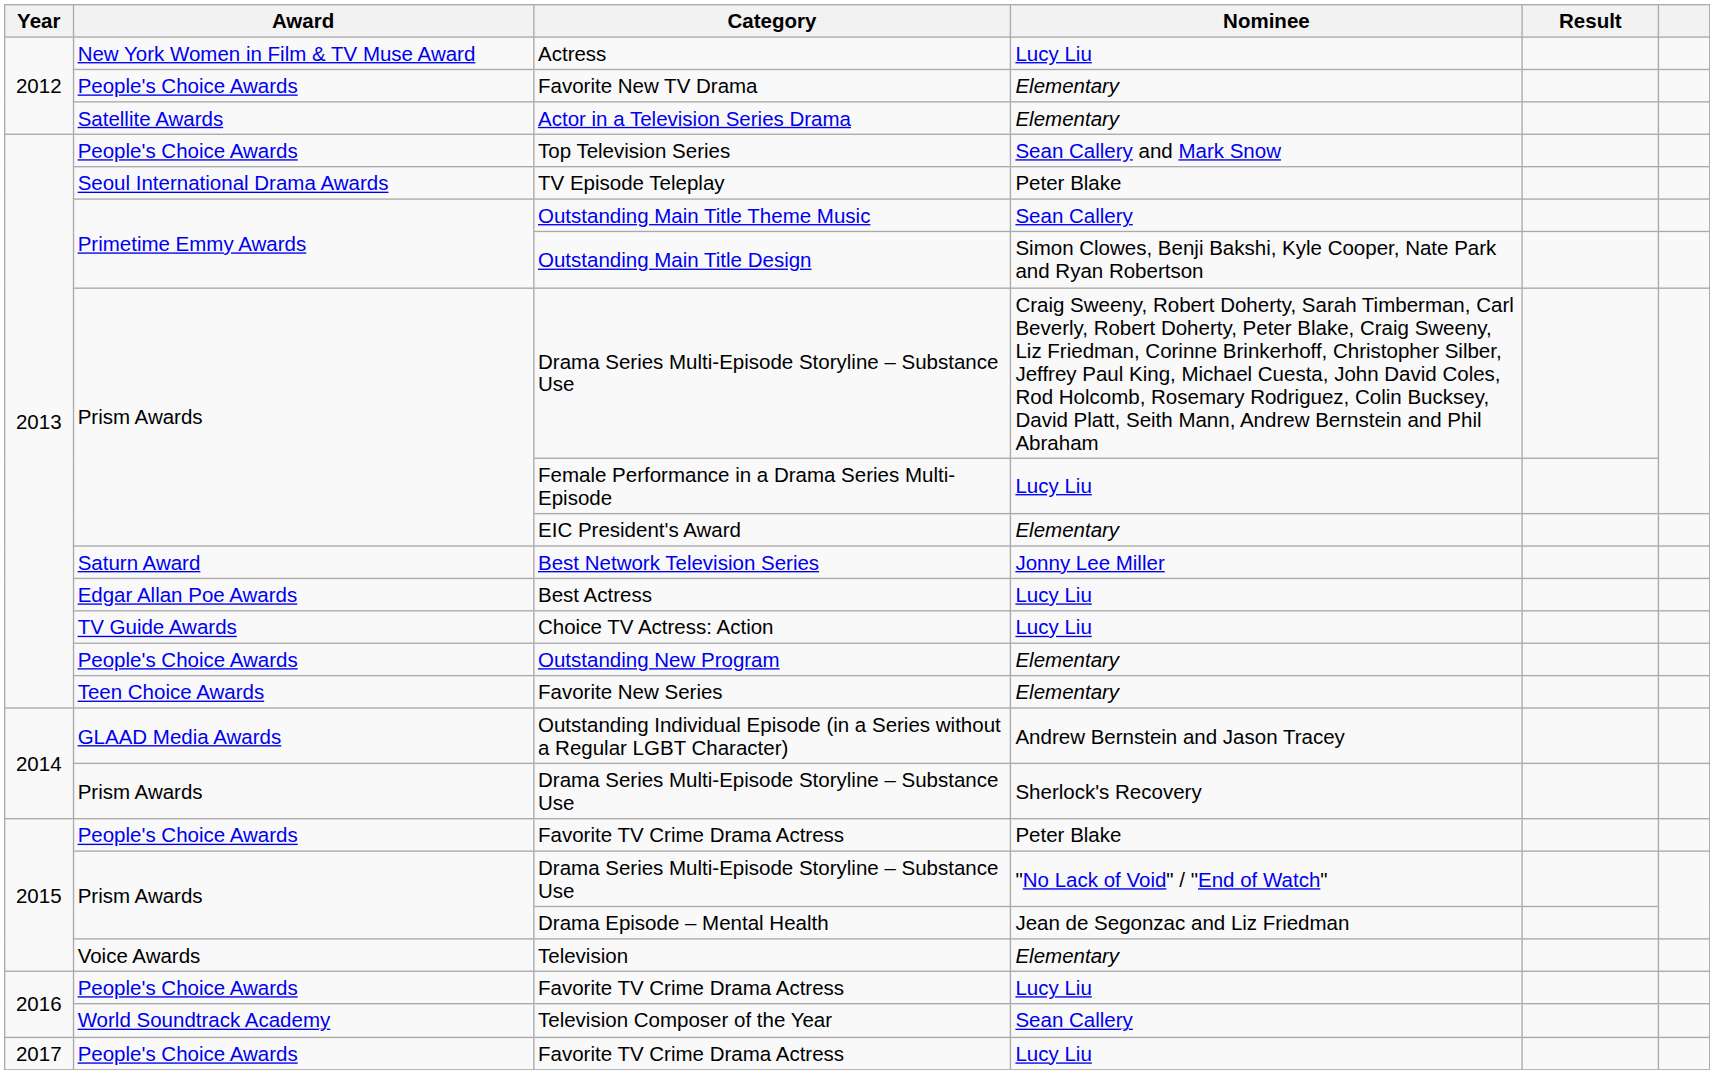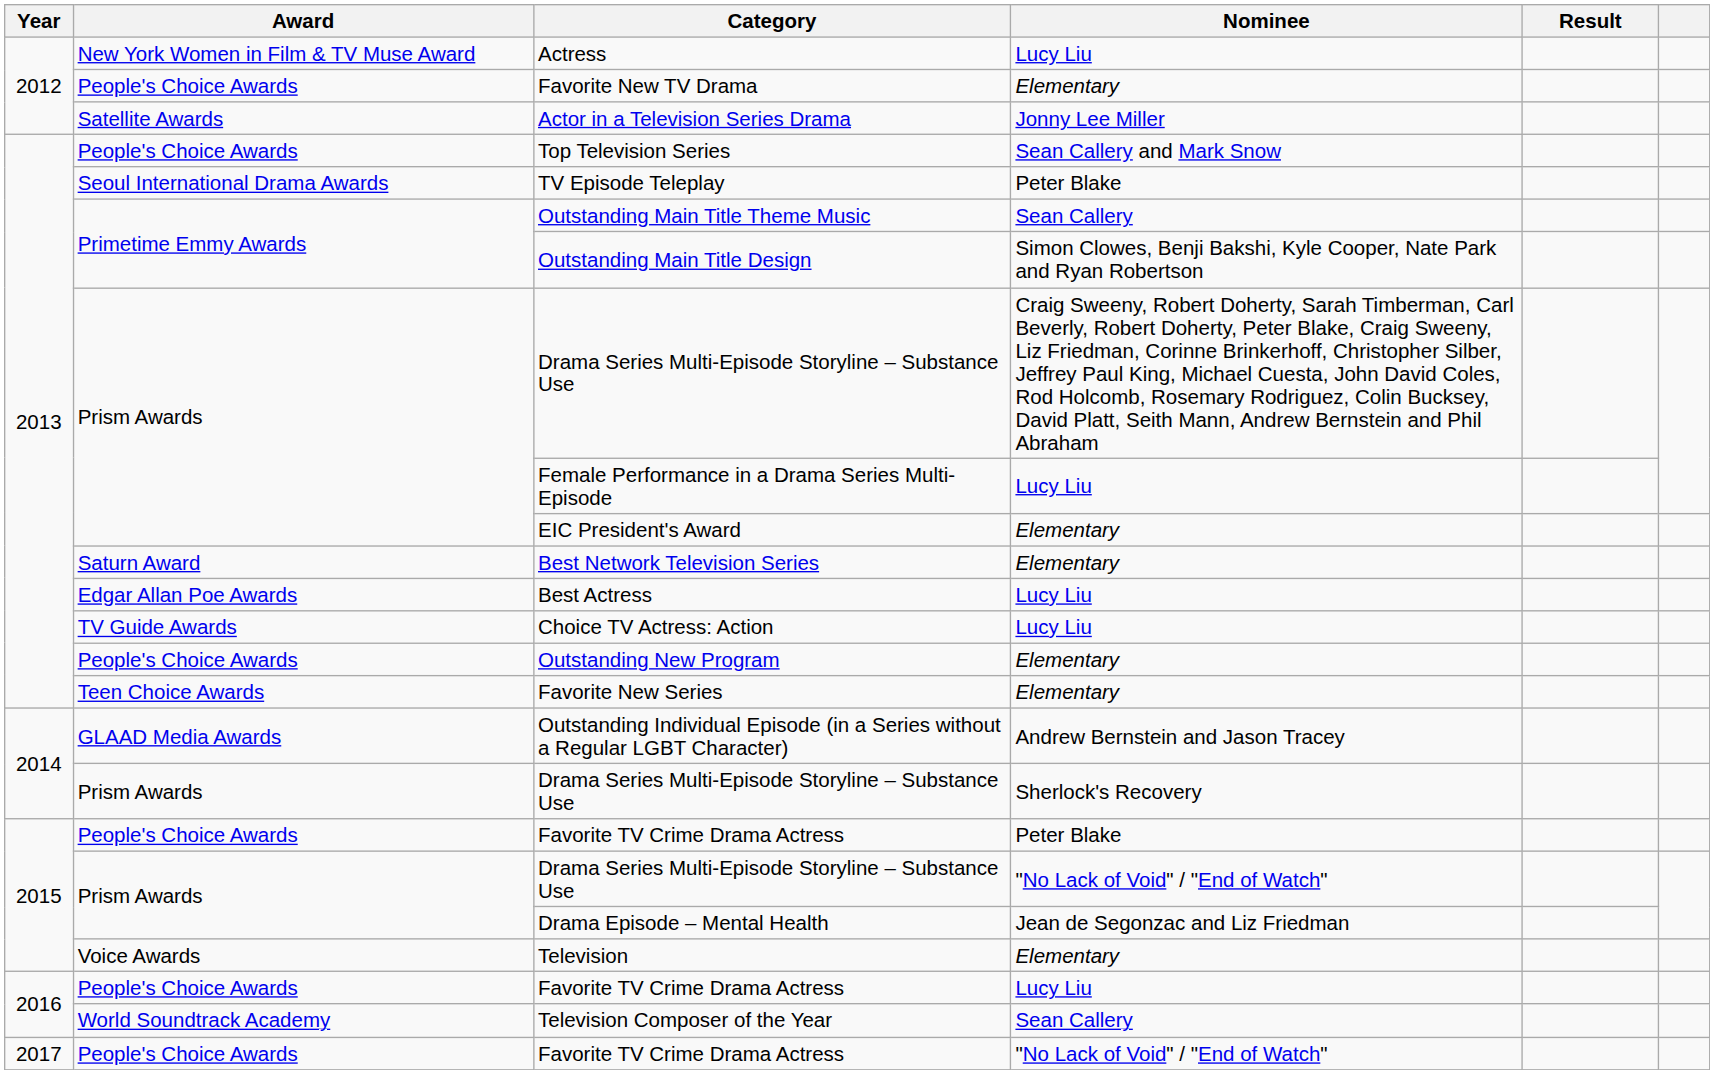(1067, 119) Elementary -> (1090, 119) Jonny Lee Miller
(1090, 562) Jonny Lee Miller -> (1067, 562) Elementary
(1054, 1053) Lucy Liu -> (1172, 1053) "No Lack of Void" / "End of Watch"
